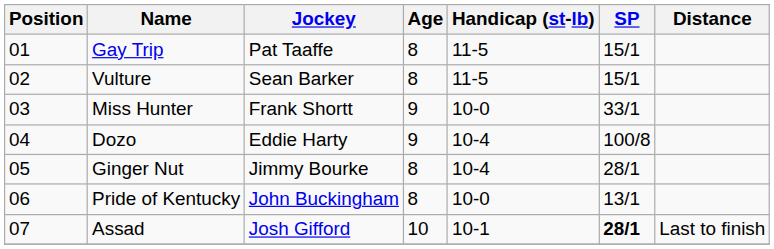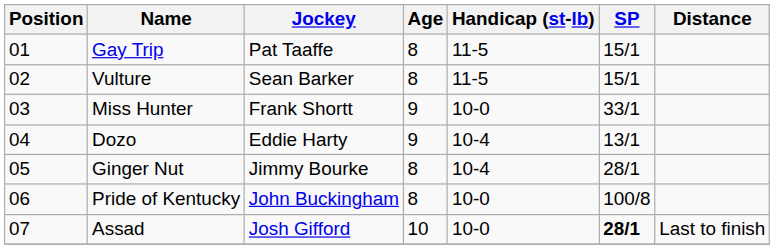(627, 139) 100/8 -> (622, 139) 13/1
(622, 199) 13/1 -> (627, 199) 100/8
(471, 229) 10-1 -> (471, 229) 10-0
